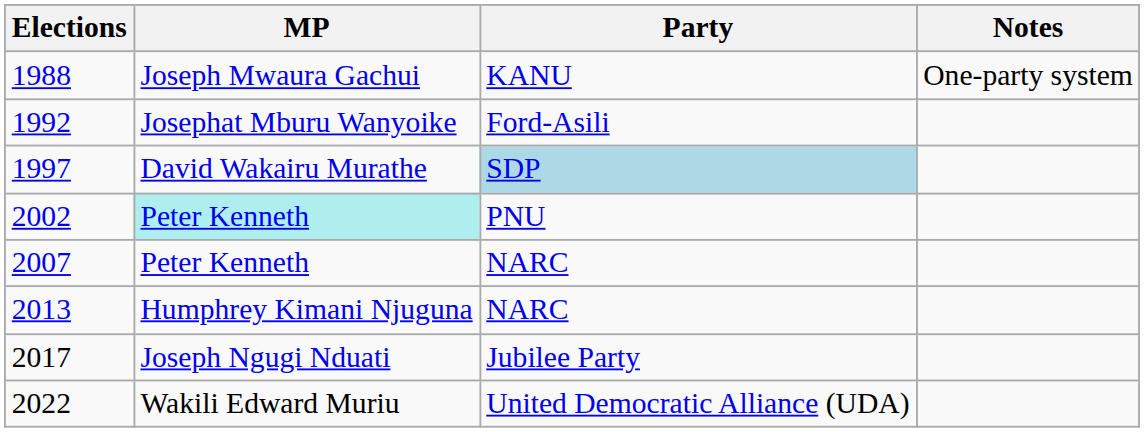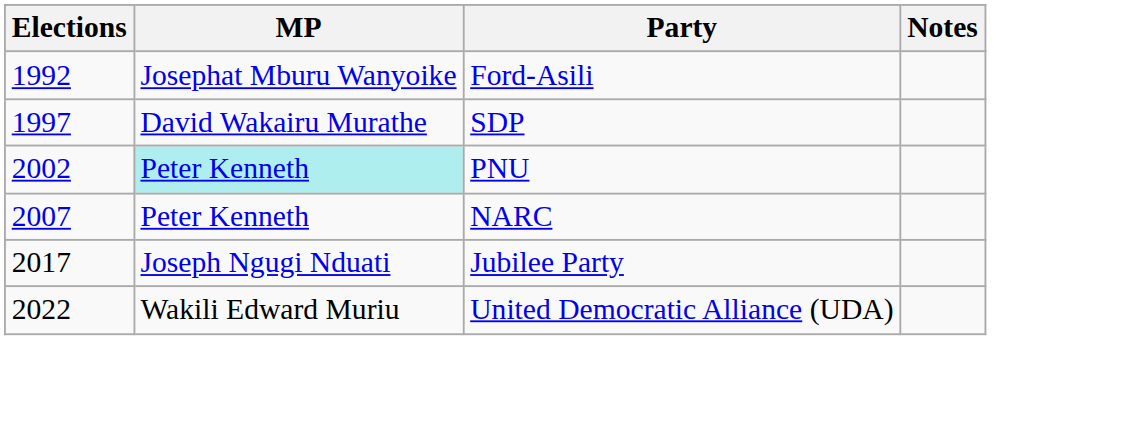- row: (41, 74)
(513, 168) lightblue background -> (497, 121) no background
- row: (41, 309)
